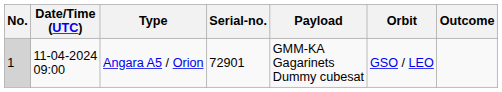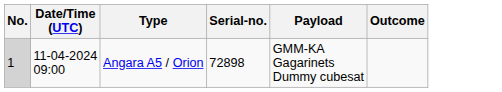- column: (402, 21)
(227, 63) 72901 -> (227, 63) 72898
